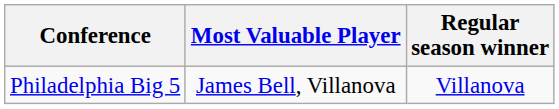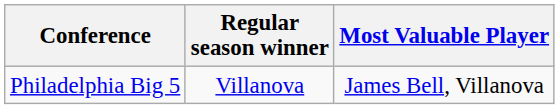columns swapped: (480, 35) <-> (296, 35)
